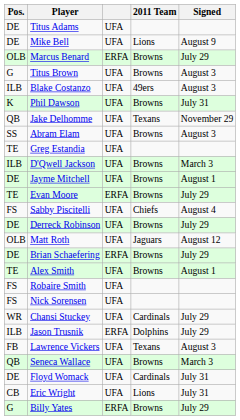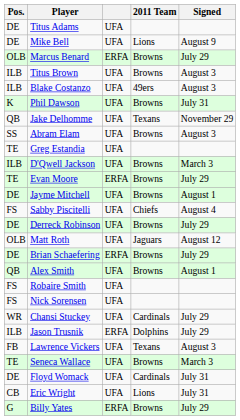(10, 73) G -> (14, 73) ILB
rows swapped: (60, 179) <-> (54, 194)
(12, 270) TE -> (13, 270) QB
(13, 362) QB -> (12, 362) TE
